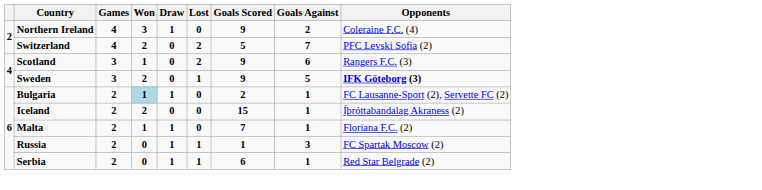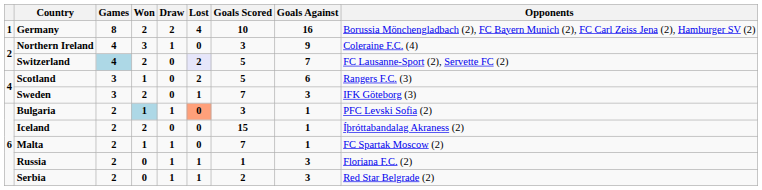+ row: (38, 29)
(243, 29) 9 -> (243, 45) 3
(308, 29) 2 -> (308, 45) 9
(114, 45) no background -> (114, 62) lightblue background
(199, 45) no background -> (199, 62) lavender background
(387, 45) PFC Levski Sofia (2) -> (426, 62) FC Lausanne-Sport (2), Servette FC (2)
(243, 62) 9 -> (243, 78) 5
(243, 78) 9 -> (243, 95) 7
(308, 78) 5 -> (308, 95) 3
(382, 78) bold -> (380, 95) normal
(199, 95) no background -> (199, 111) lightsalmon background
(243, 95) 2 -> (243, 111) 3
(426, 95) FC Lausanne-Sport (2), Servette FC (2) -> (387, 111) PFC Levski Sofia (2)
(378, 128) Floriana F.C. (2) -> (393, 144) FC Spartak Moscow (2)
(393, 144) FC Spartak Moscow (2) -> (378, 161) Floriana F.C. (2)
(243, 161) 6 -> (243, 177) 2
(308, 161) 1 -> (308, 177) 3
